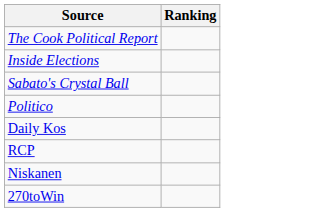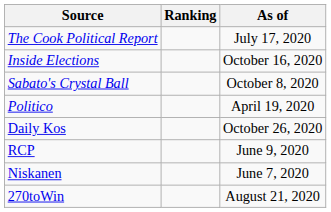+ column: (273, 15)
